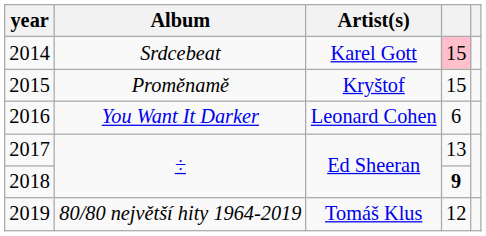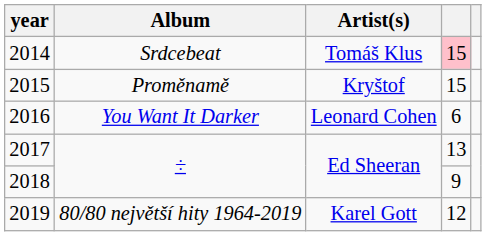(374, 52) Karel Gott -> (374, 52) Tomáš Klus
(456, 181) bold -> (456, 181) normal
(374, 213) Tomáš Klus -> (374, 213) Karel Gott
